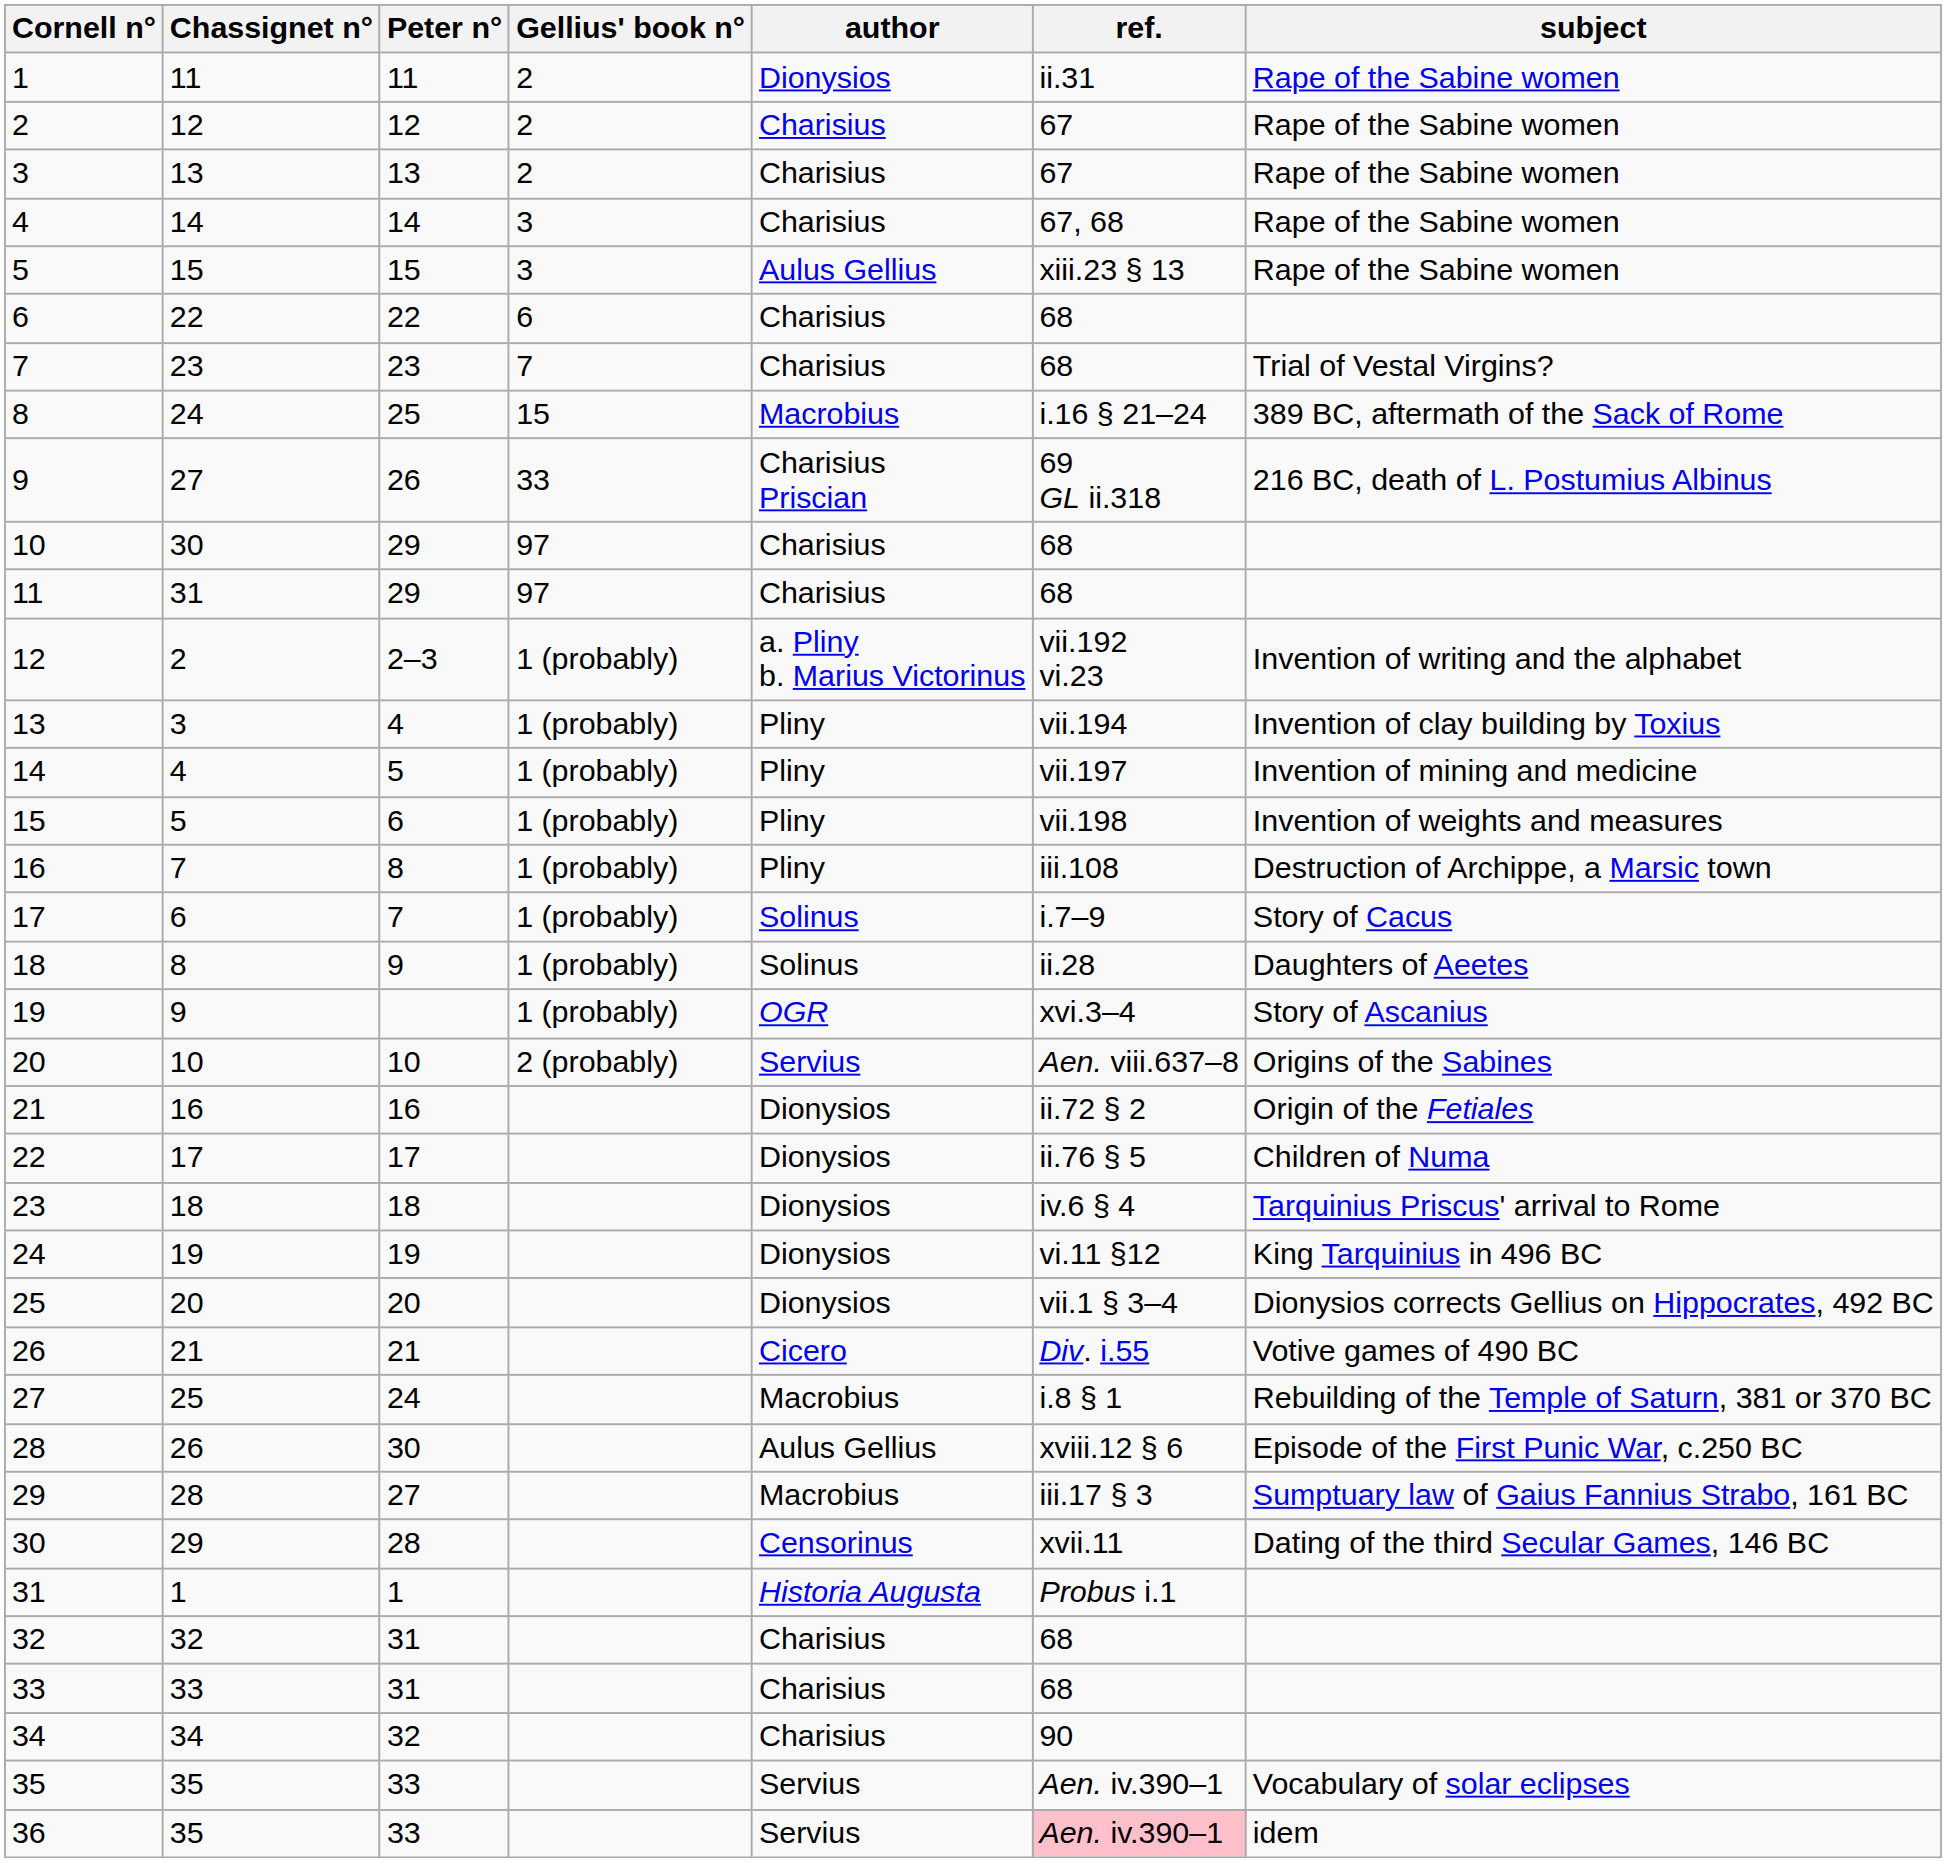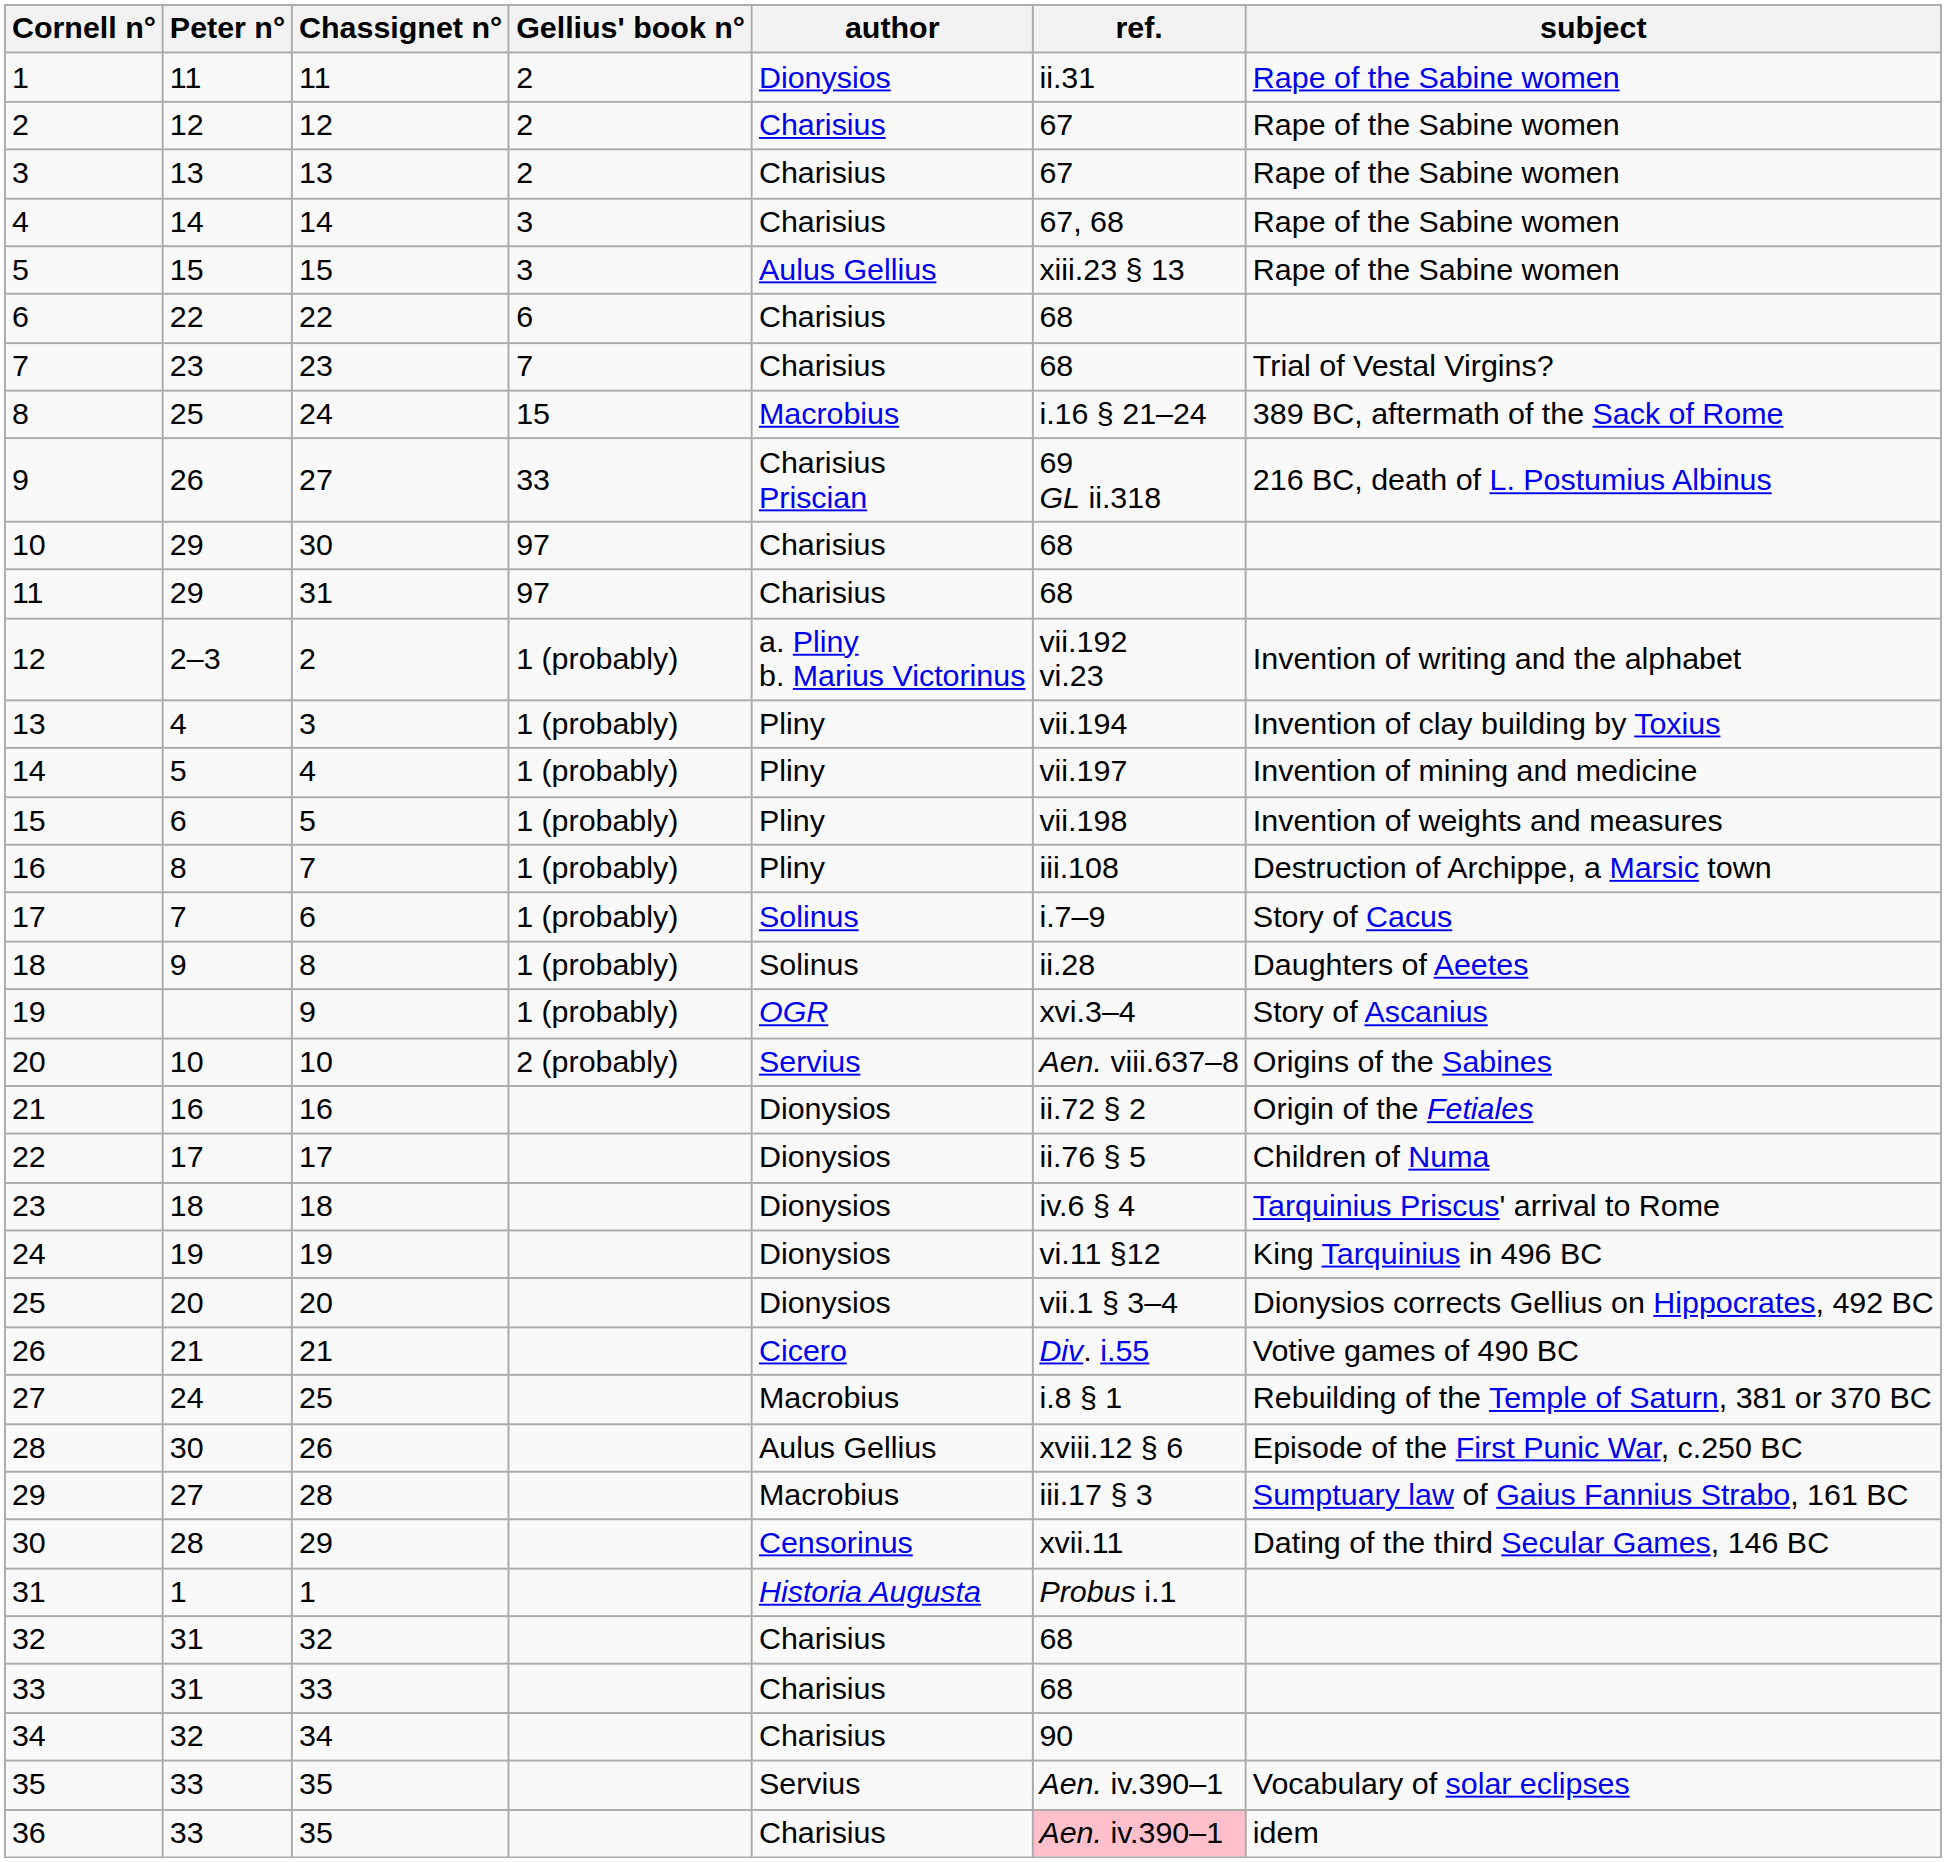columns swapped: (445, 28) <-> (271, 28)
(810, 1832) Servius -> (822, 1832) Charisius
